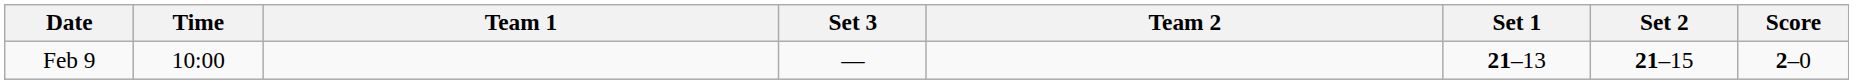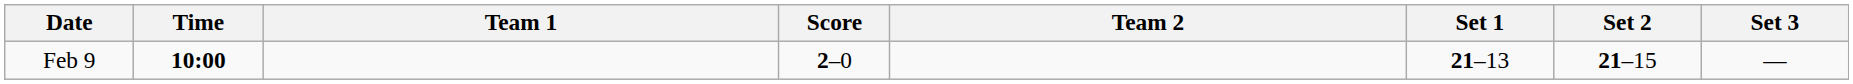columns swapped: (1793, 23) <-> (853, 23)
(198, 60) normal -> (198, 60) bold
